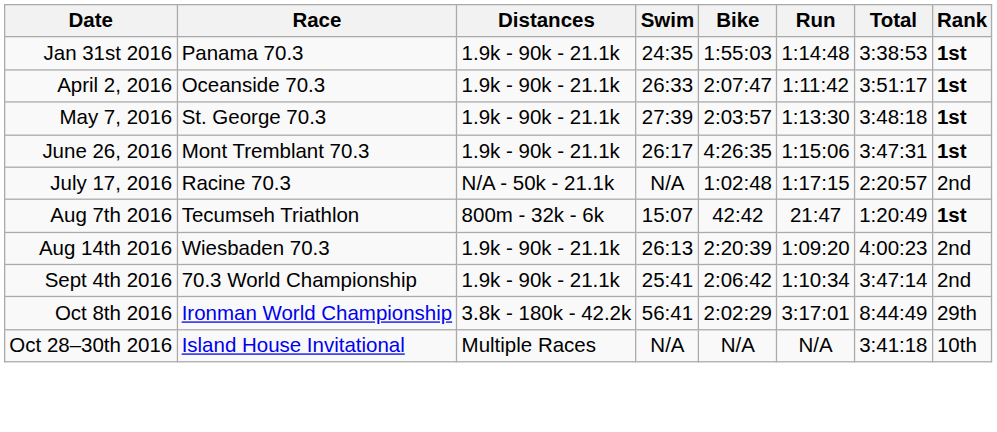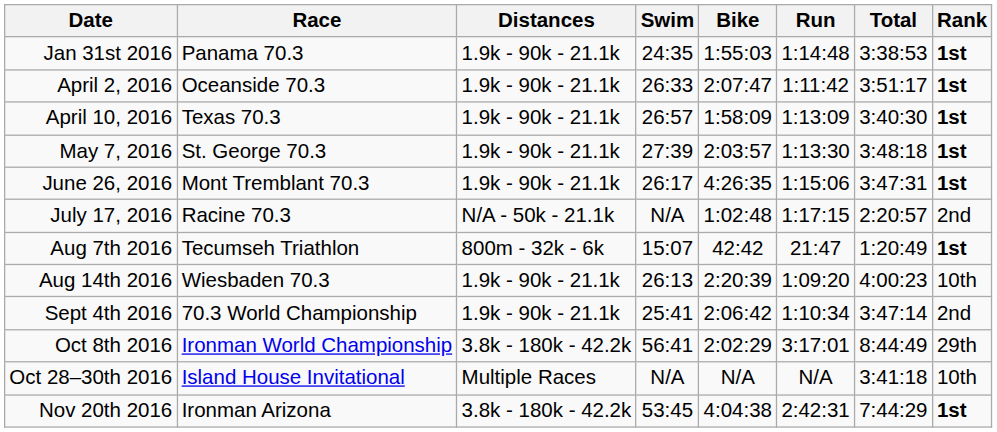+ row: (109, 118)
(954, 248) 2nd -> (957, 280) 10th
+ row: (106, 410)
